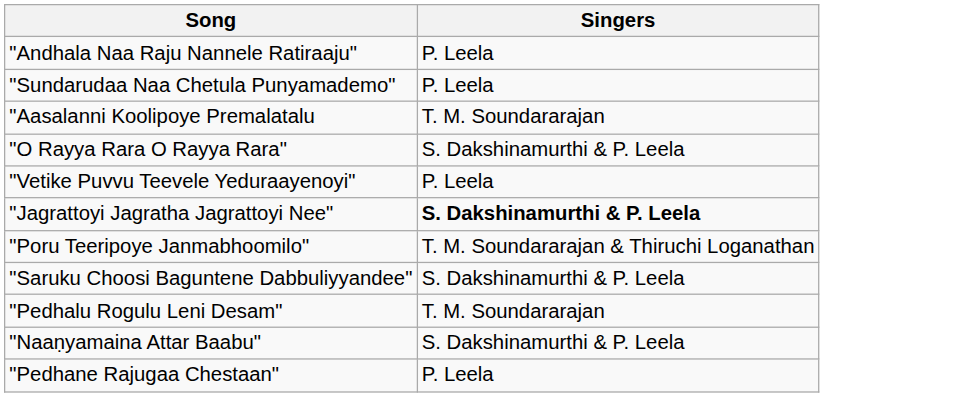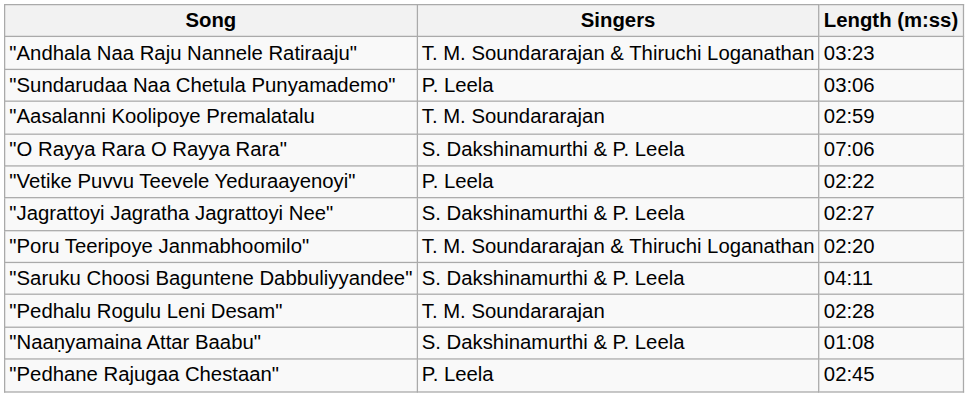+ column: (891, 20)
(458, 52) P. Leela -> (618, 52) T. M. Soundararajan & Thiruchi Loganathan
(561, 213) bold -> (553, 213) normal
